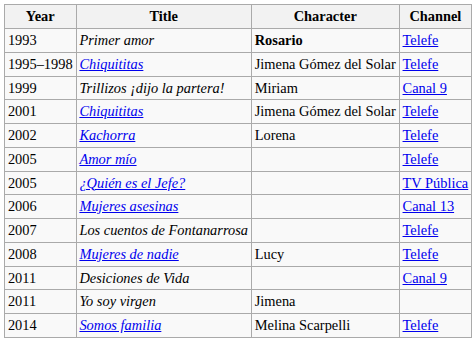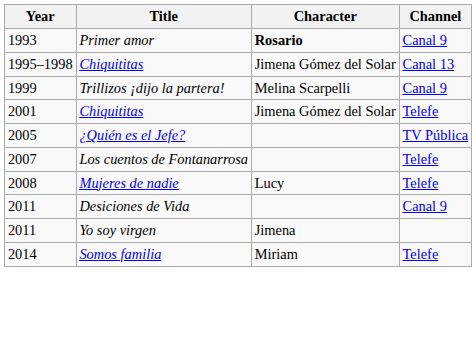(420, 40) Telefe -> (425, 40) Canal 9
(420, 64) Telefe -> (428, 64) Canal 13
(276, 88) Miriam -> (302, 88) Melina Scarpelli
- row: (22, 135)
- row: (22, 159)
- row: (22, 206)
(302, 325) Melina Scarpelli -> (276, 254) Miriam
